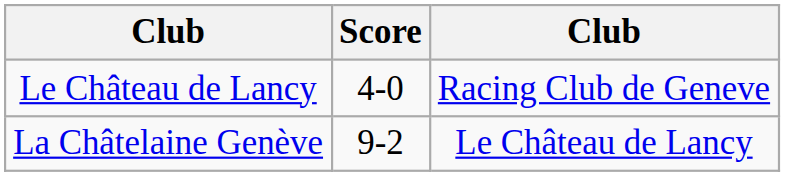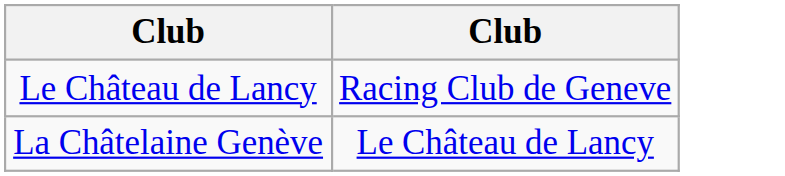- column: (380, 32)
